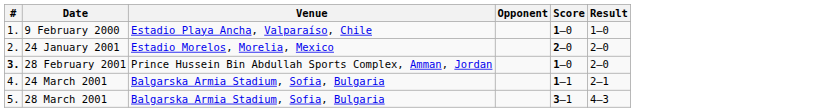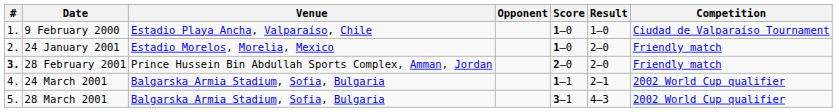+ column: (731, 13)
(563, 47) 2–0 -> (563, 47) 1–0
(563, 64) 1–0 -> (563, 64) 2–0
